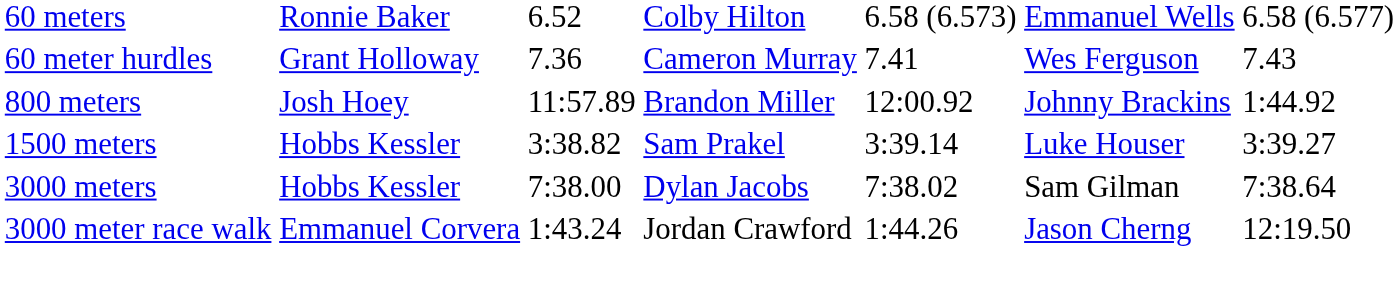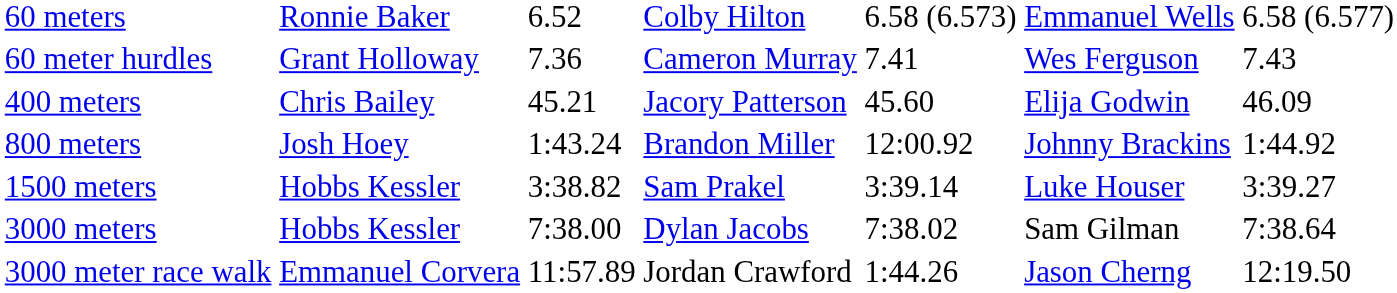+ row: (73, 101)
(582, 101) 11:57.89 -> (575, 144) 1:43.24
(575, 228) 1:43.24 -> (582, 271) 11:57.89
